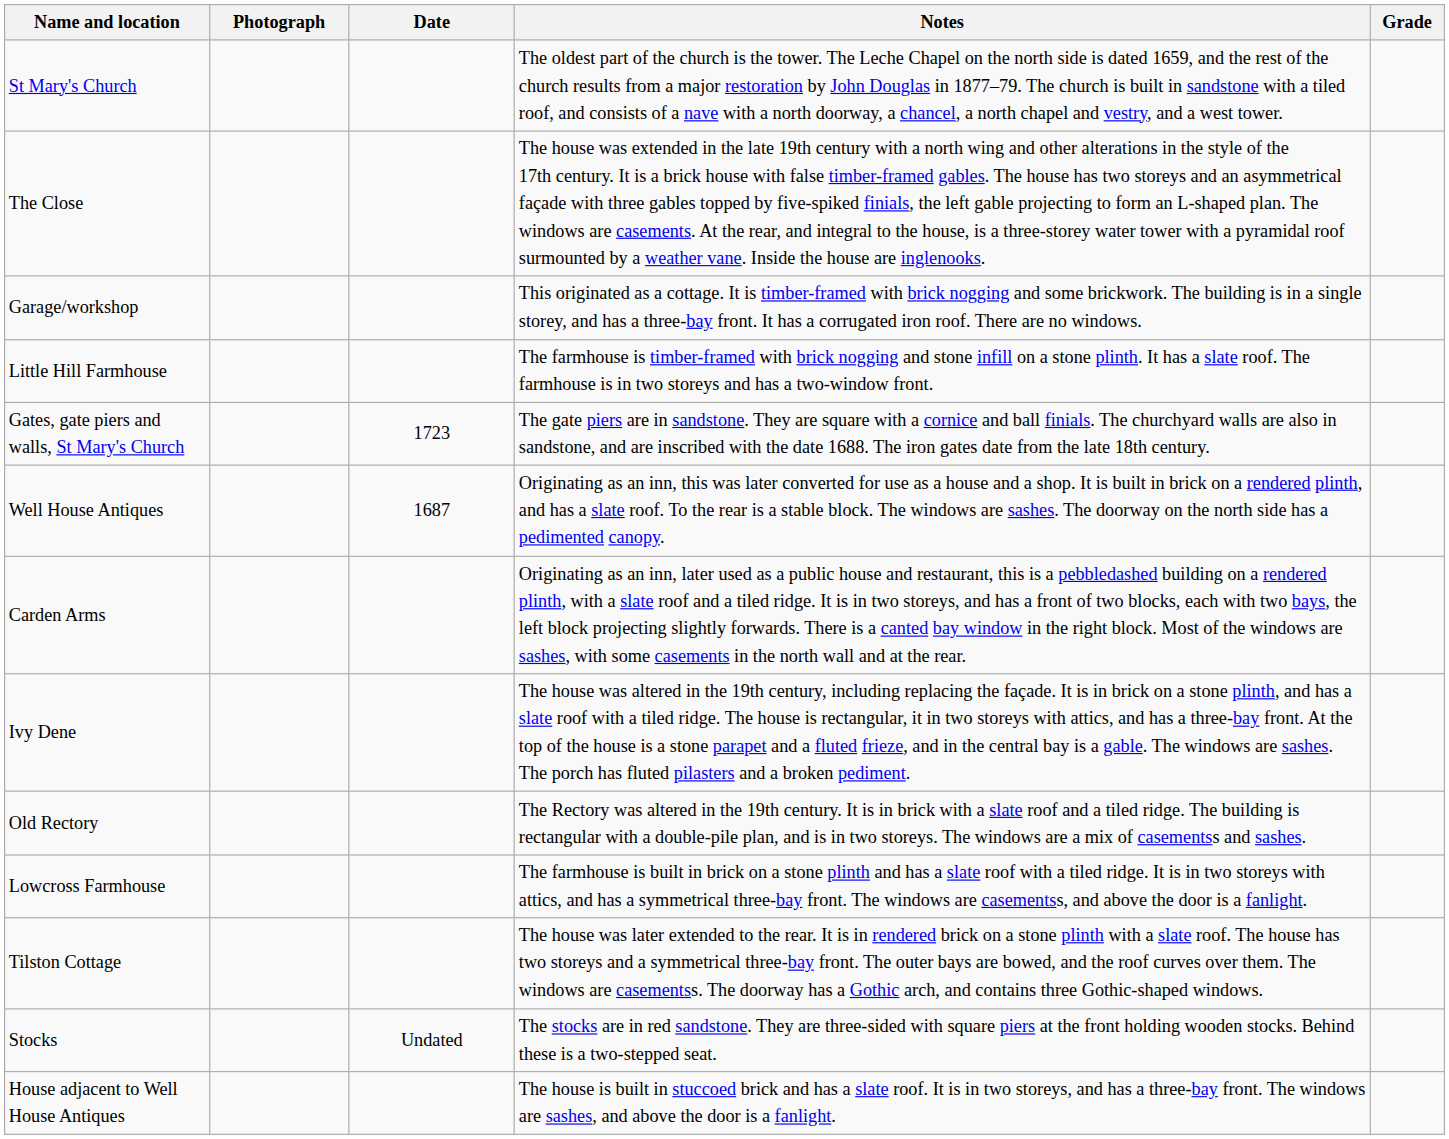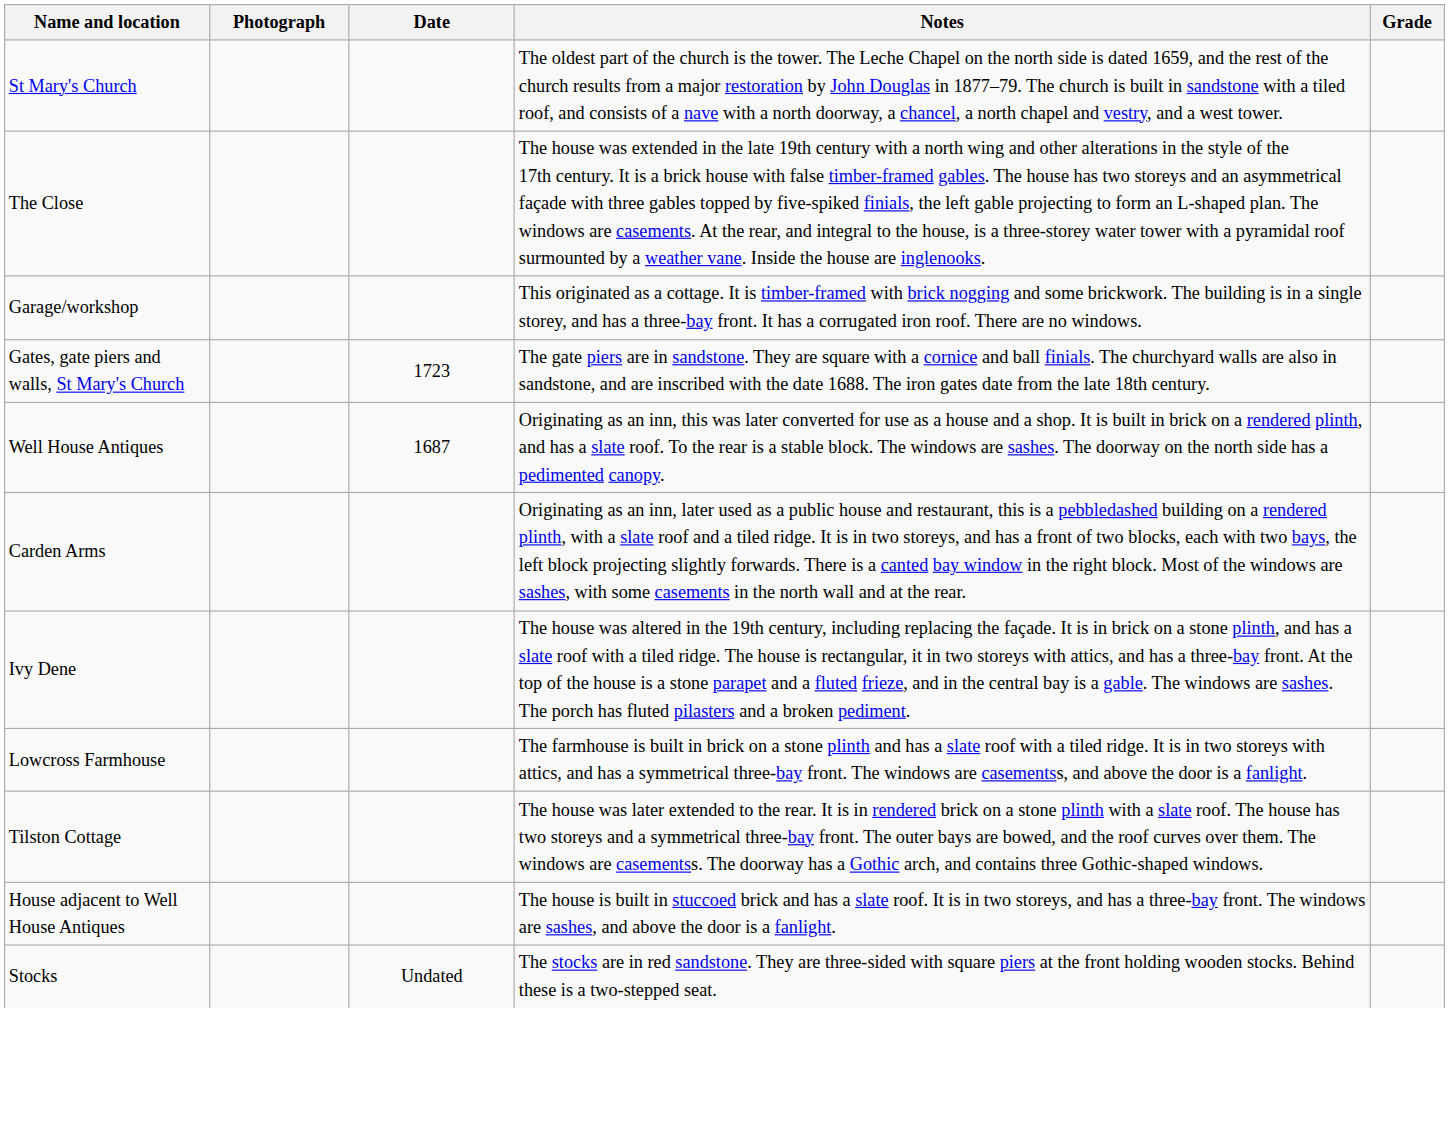- row: (88, 370)
- row: (54, 823)
rows swapped: (93, 1102) <-> (33, 1039)
